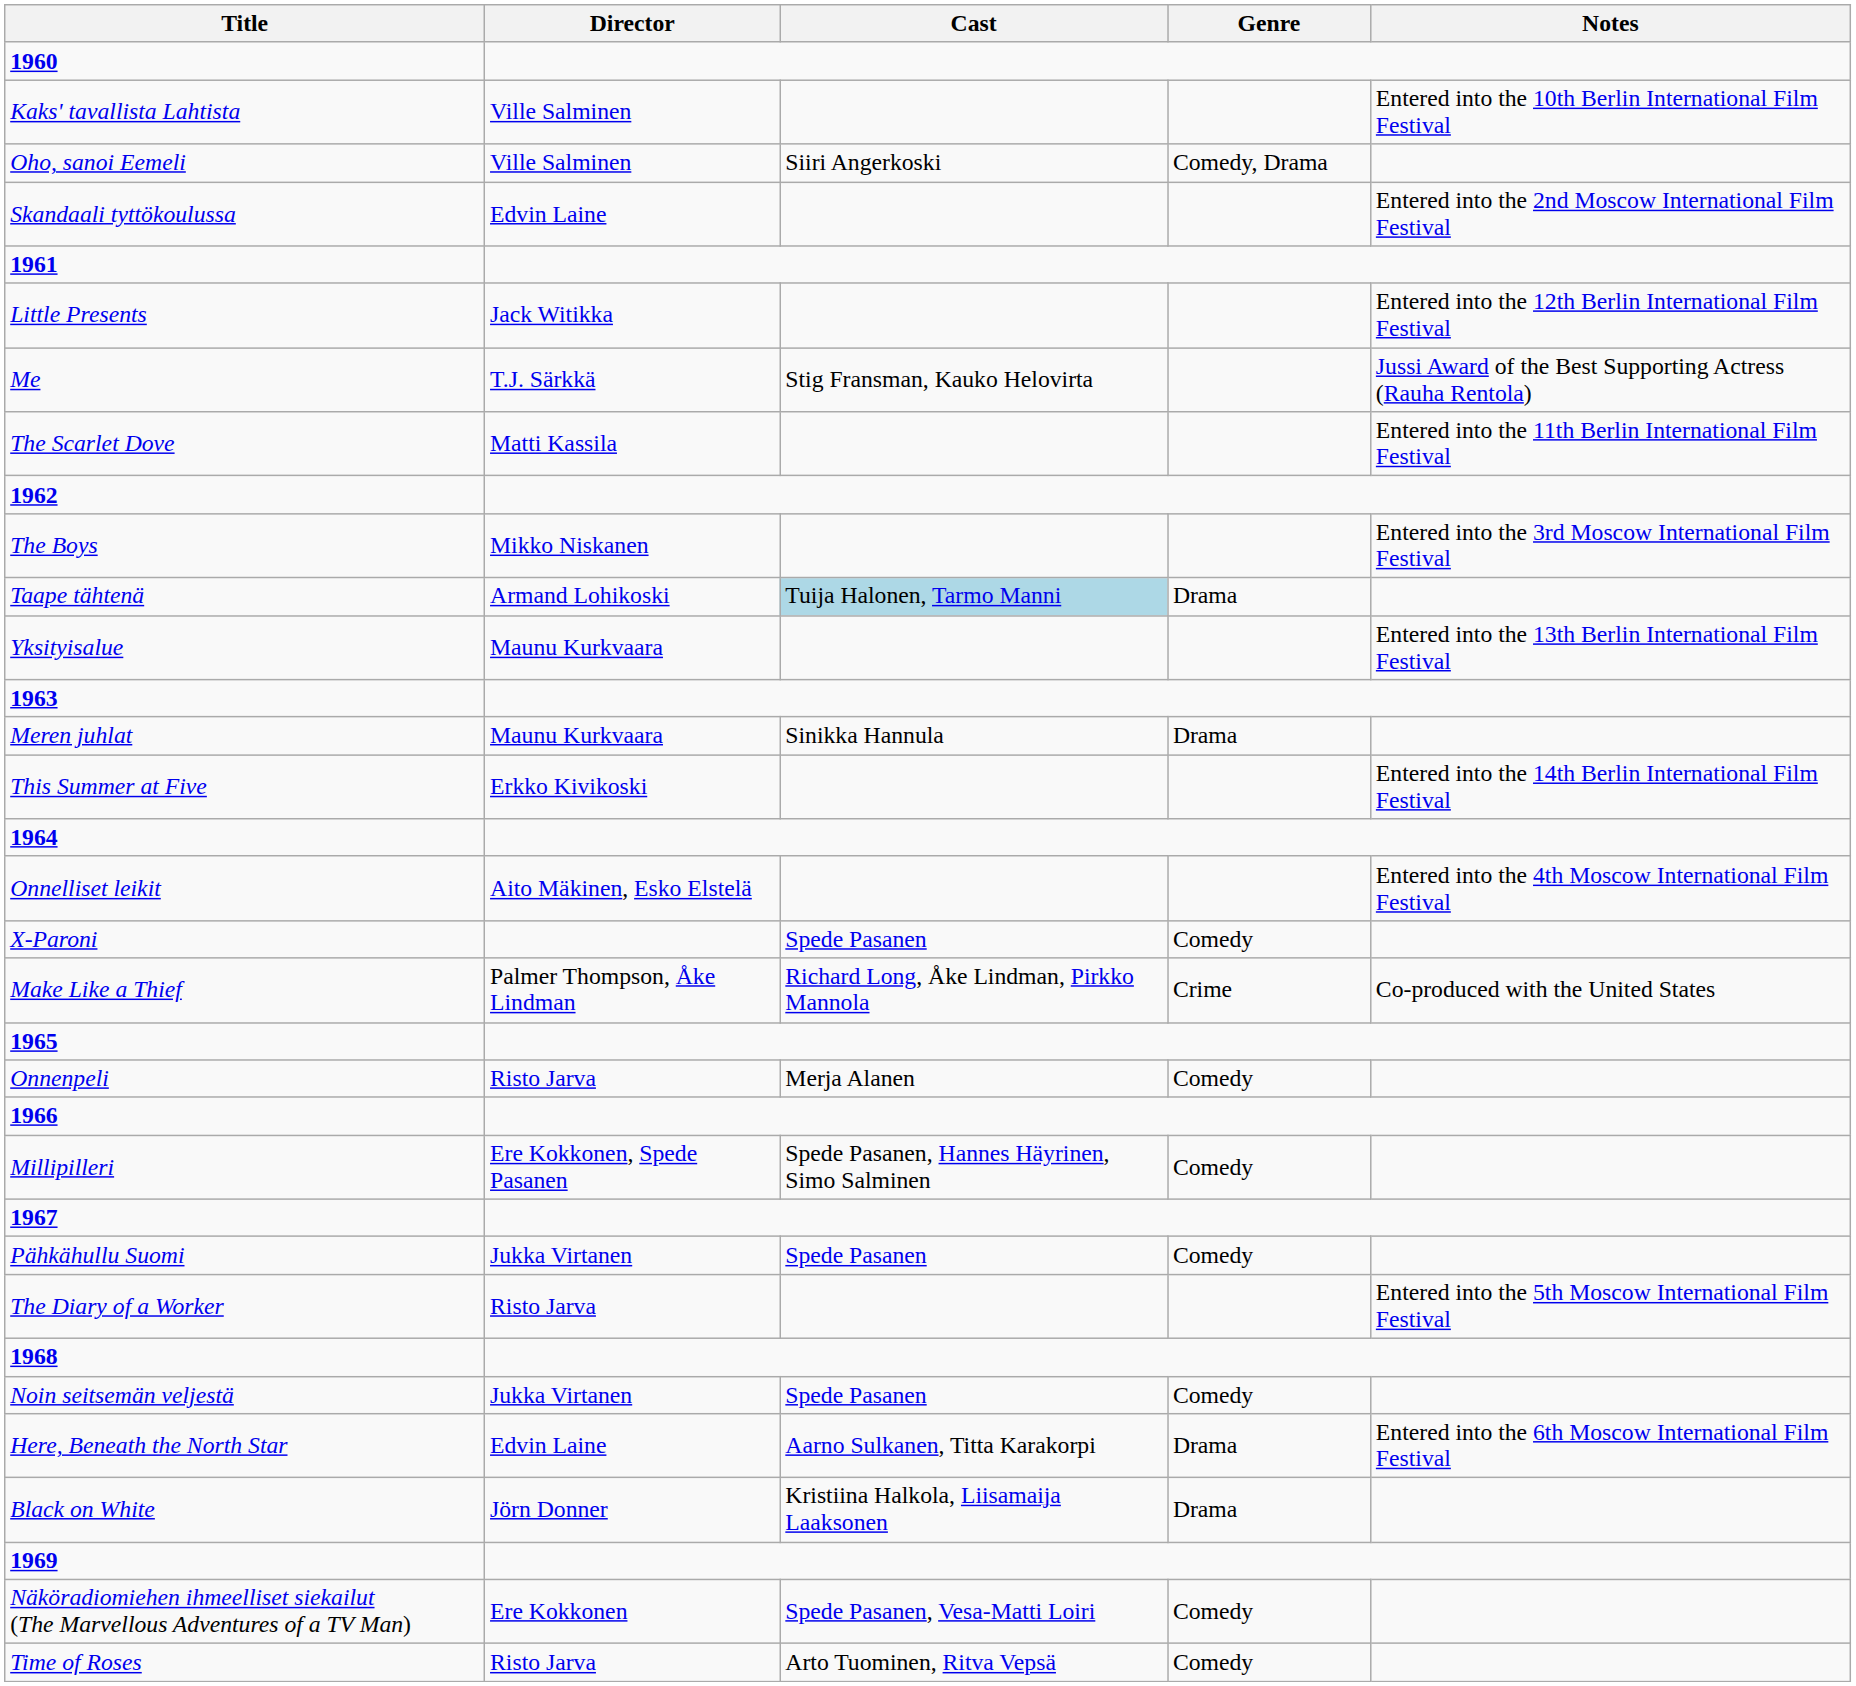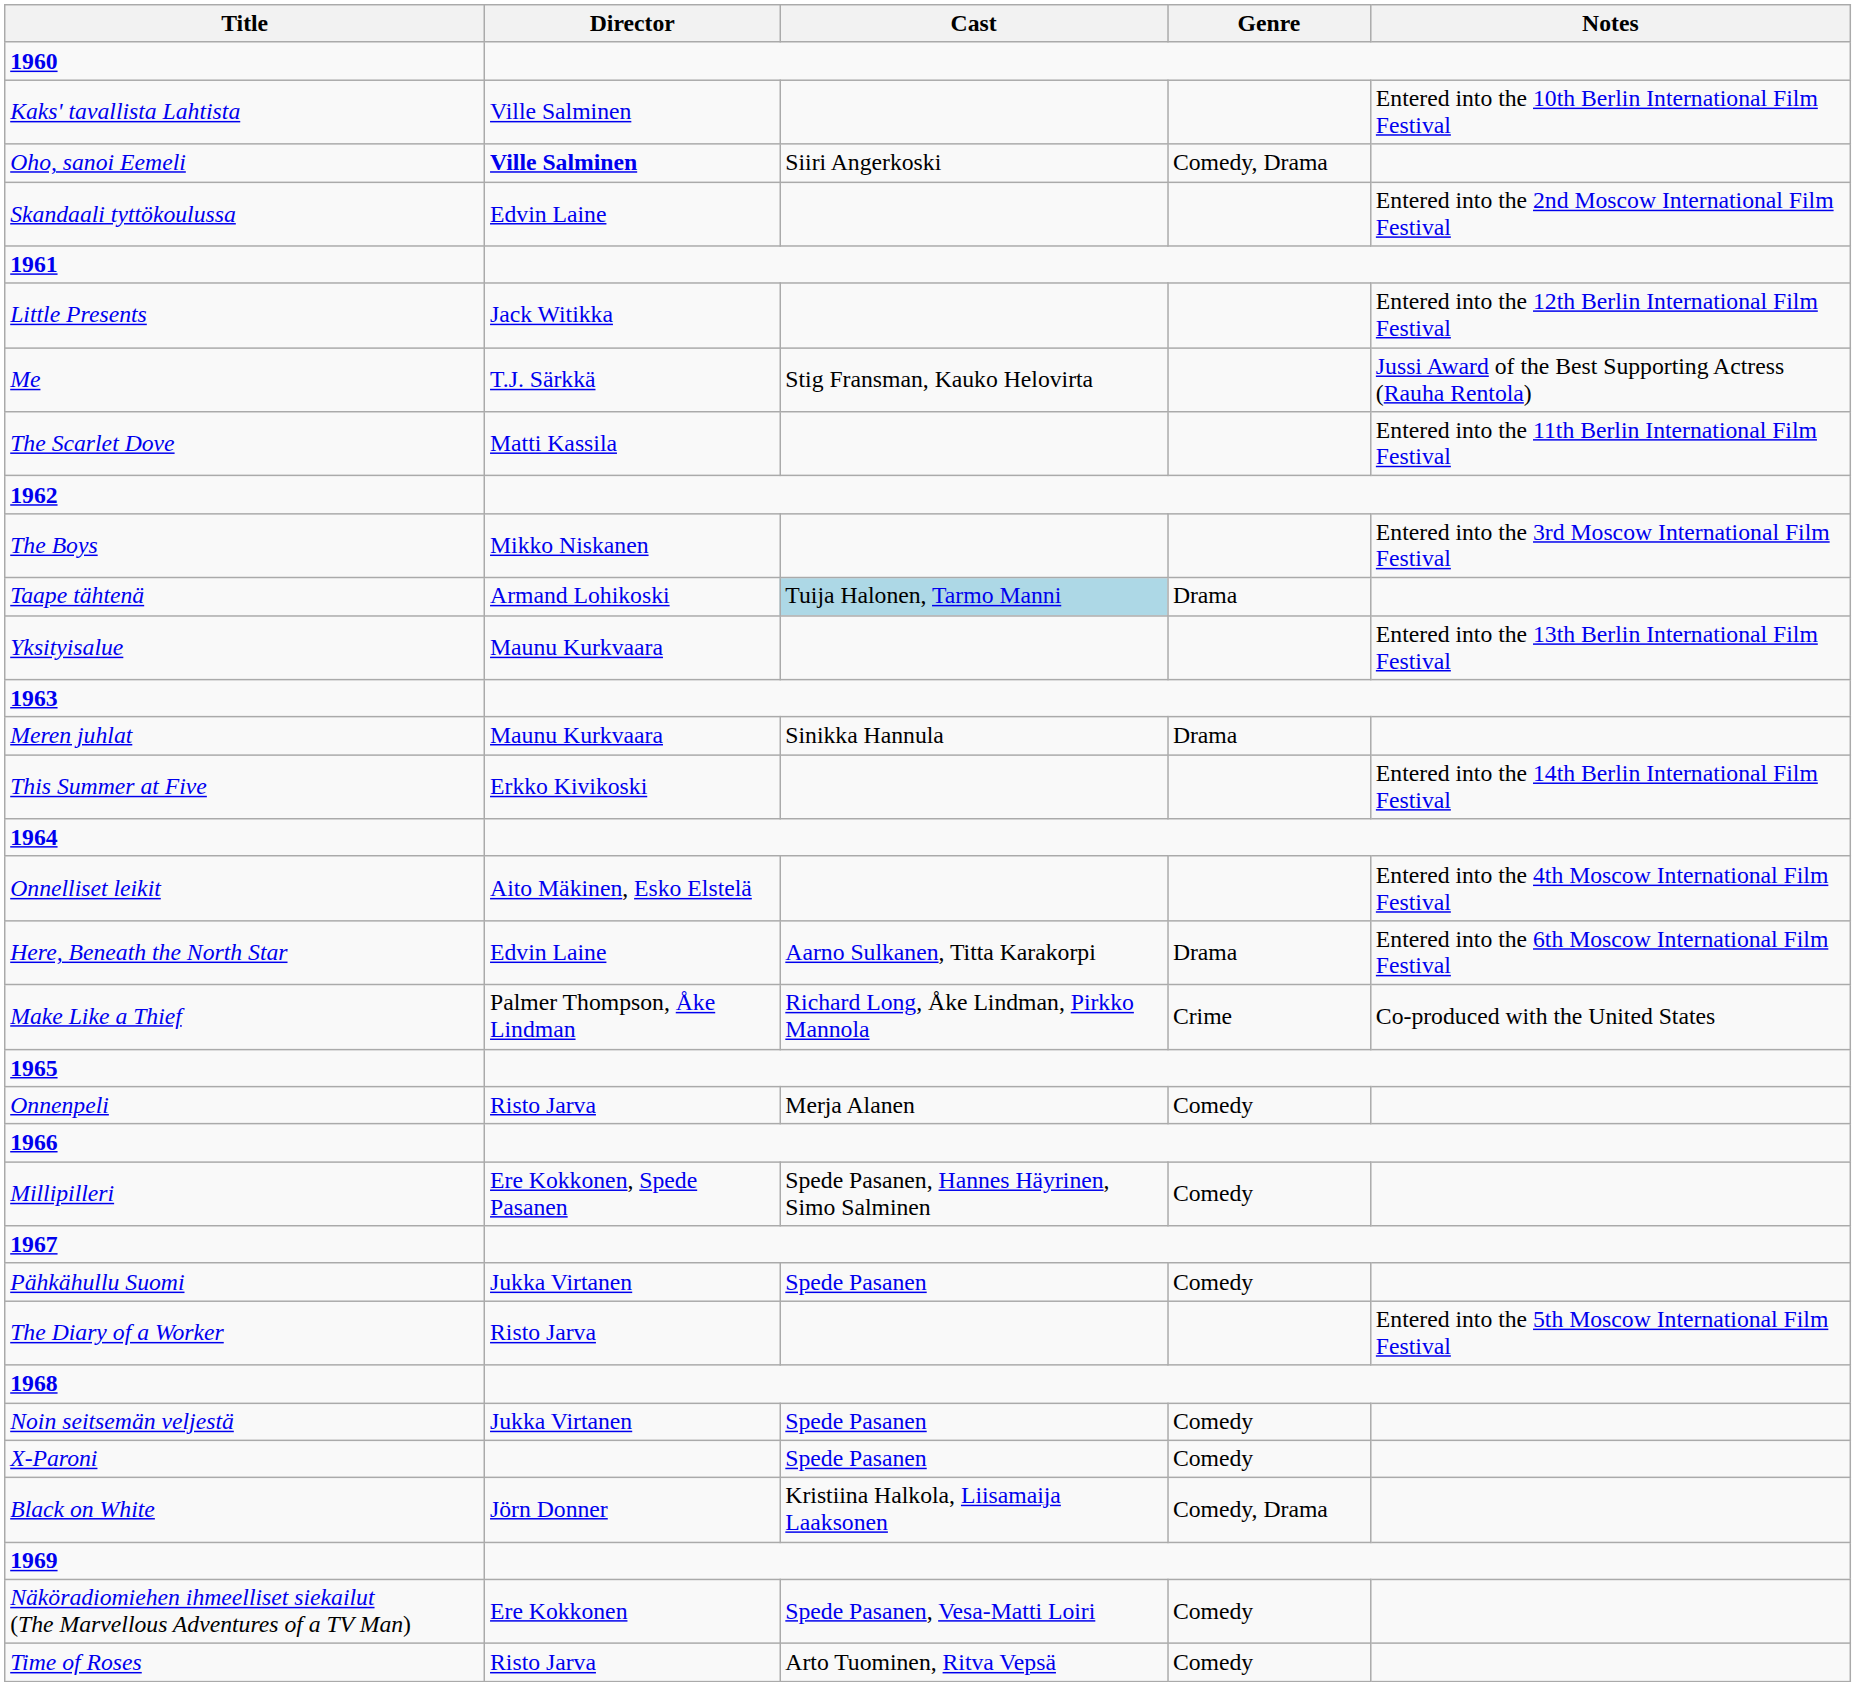(561, 162) normal -> (564, 162) bold
rows swapped: (54, 939) <-> (149, 1445)
(1205, 1509) Drama -> (1250, 1509) Comedy, Drama
